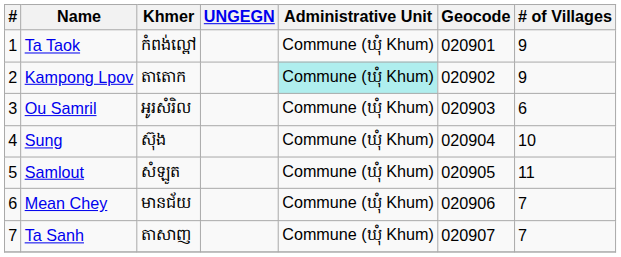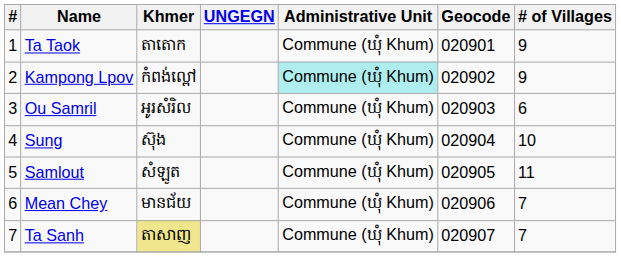(169, 44) កំពង់ល្ពៅ -> (164, 44) តាតោក
(164, 76) តាតោក -> (169, 76) កំពង់ល្ពៅ
(166, 235) no background -> (166, 235) khaki background
